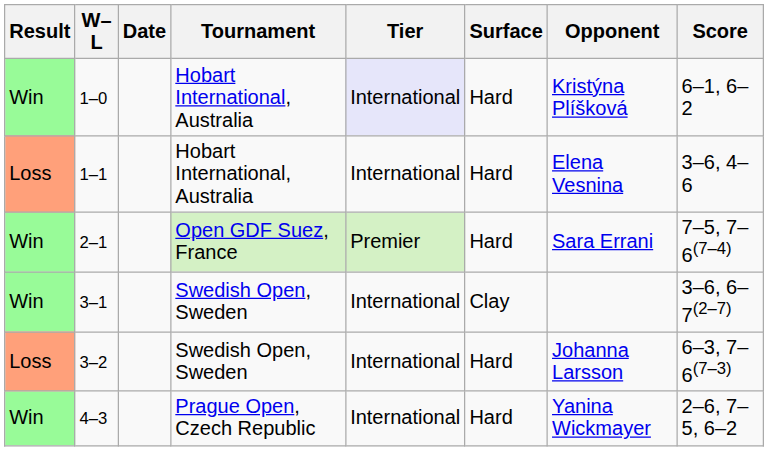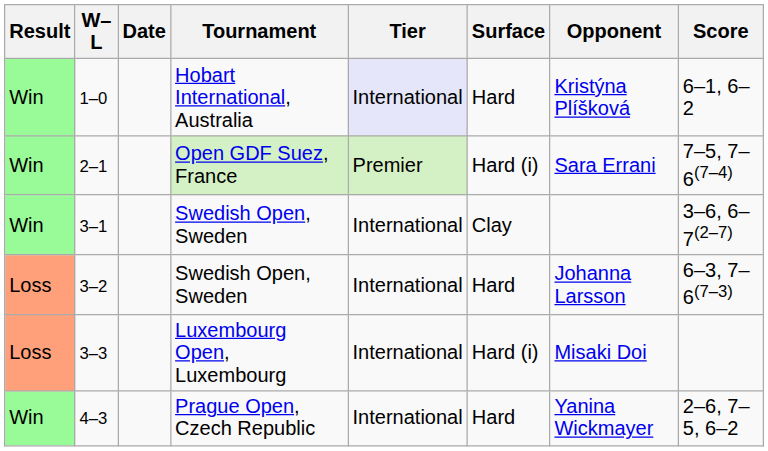- row: (93, 175)
(491, 241) Hard -> (505, 165) Hard (i)
+ row: (93, 353)
